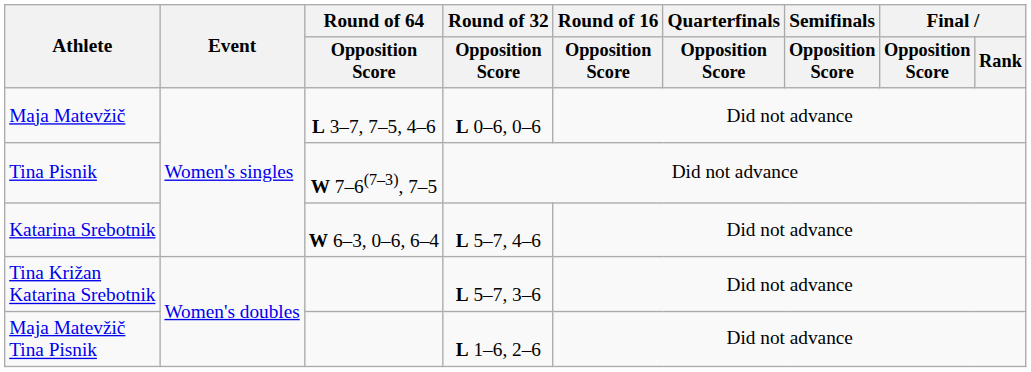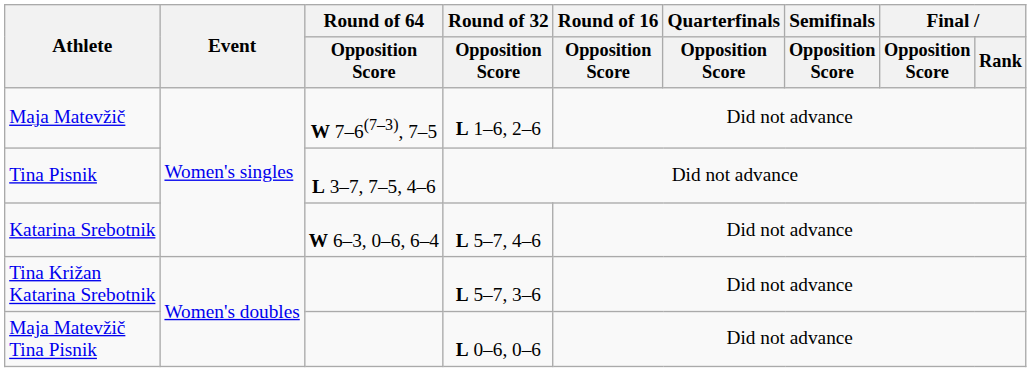(374, 126) L 3–7, 7–5, 4–6 -> (374, 129) W 7–6(7–3), 7–5
(498, 126) L 0–6, 0–6 -> (498, 129) L 1–6, 2–6
(374, 184) W 7–6(7–3), 7–5 -> (374, 186) L 3–7, 7–5, 4–6
(498, 350) L 1–6, 2–6 -> (498, 350) L 0–6, 0–6
